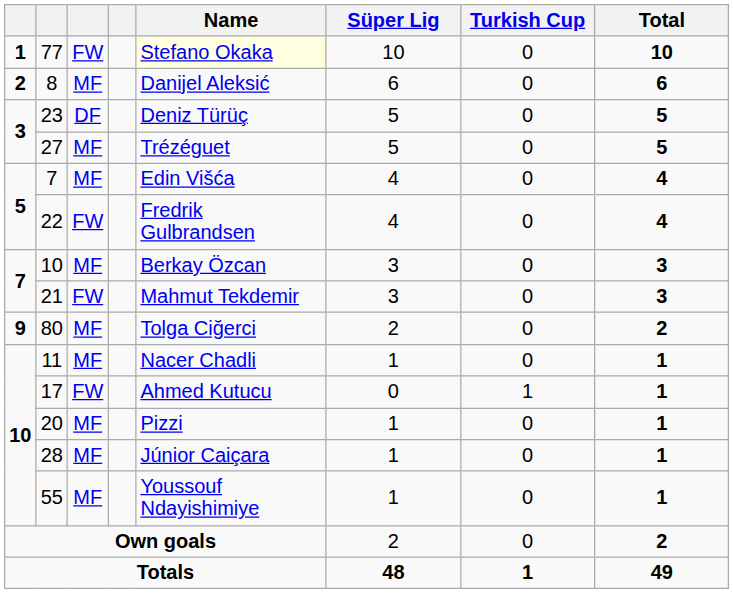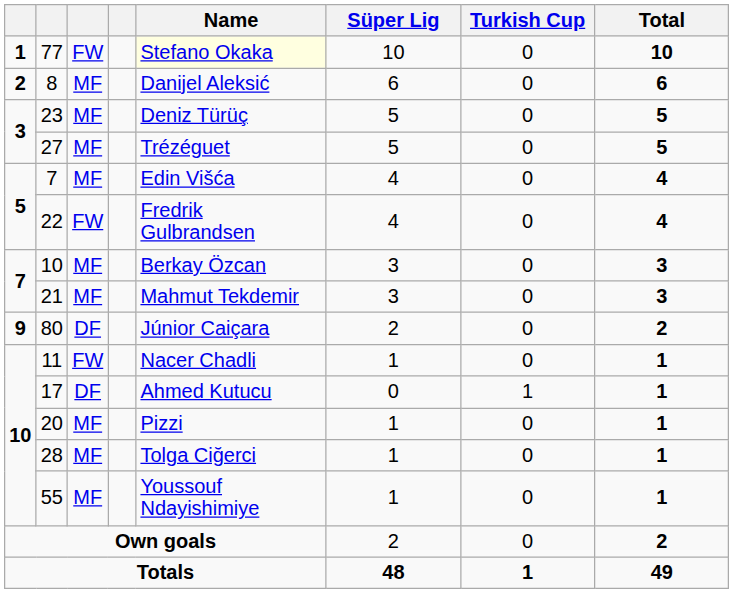(88, 115) DF -> (88, 115) MF
(88, 296) FW -> (88, 296) MF
(88, 328) MF -> (88, 328) DF
(198, 328) Tolga Ciğerci -> (205, 328) Júnior Caiçara
(88, 360) MF -> (88, 360) FW
(88, 391) FW -> (88, 391) DF
(205, 455) Júnior Caiçara -> (198, 455) Tolga Ciğerci
